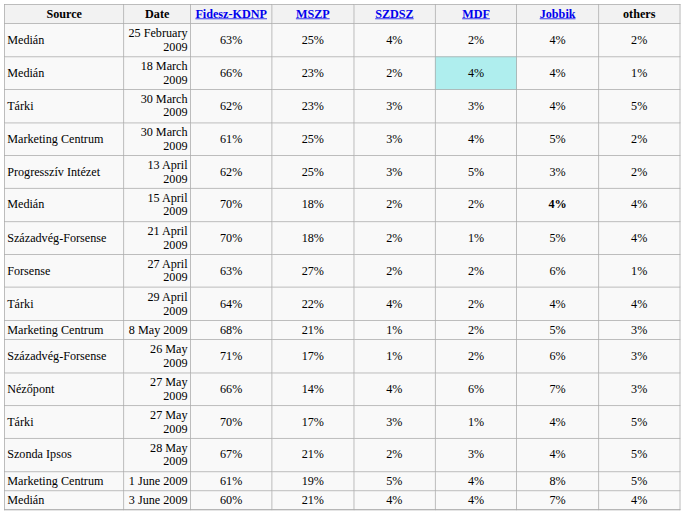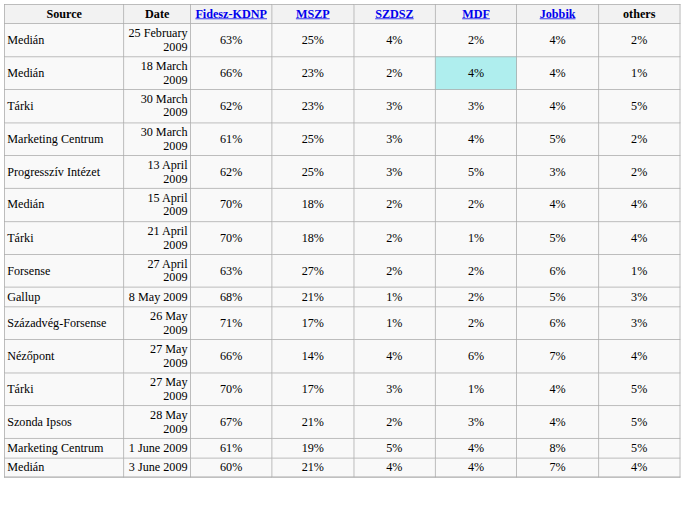(558, 205) bold -> (558, 205) normal
(57, 238) Századvég-Forsense -> (20, 238) Tárki
- row: (167, 303)
(55, 330) Marketing Centrum -> (24, 297) Gallup
(639, 389) 3% -> (639, 356) 4%
